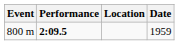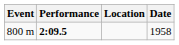(161, 31) 1959 -> (161, 31) 1958
